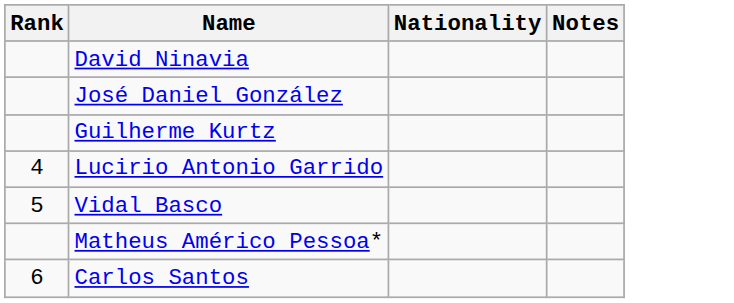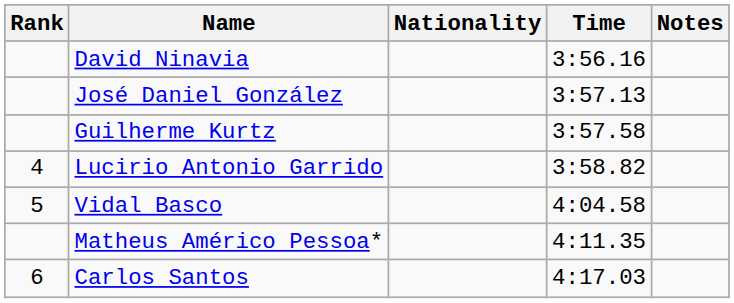+ column: (599, 23)
